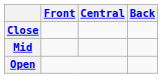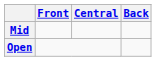- row: (23, 30)
